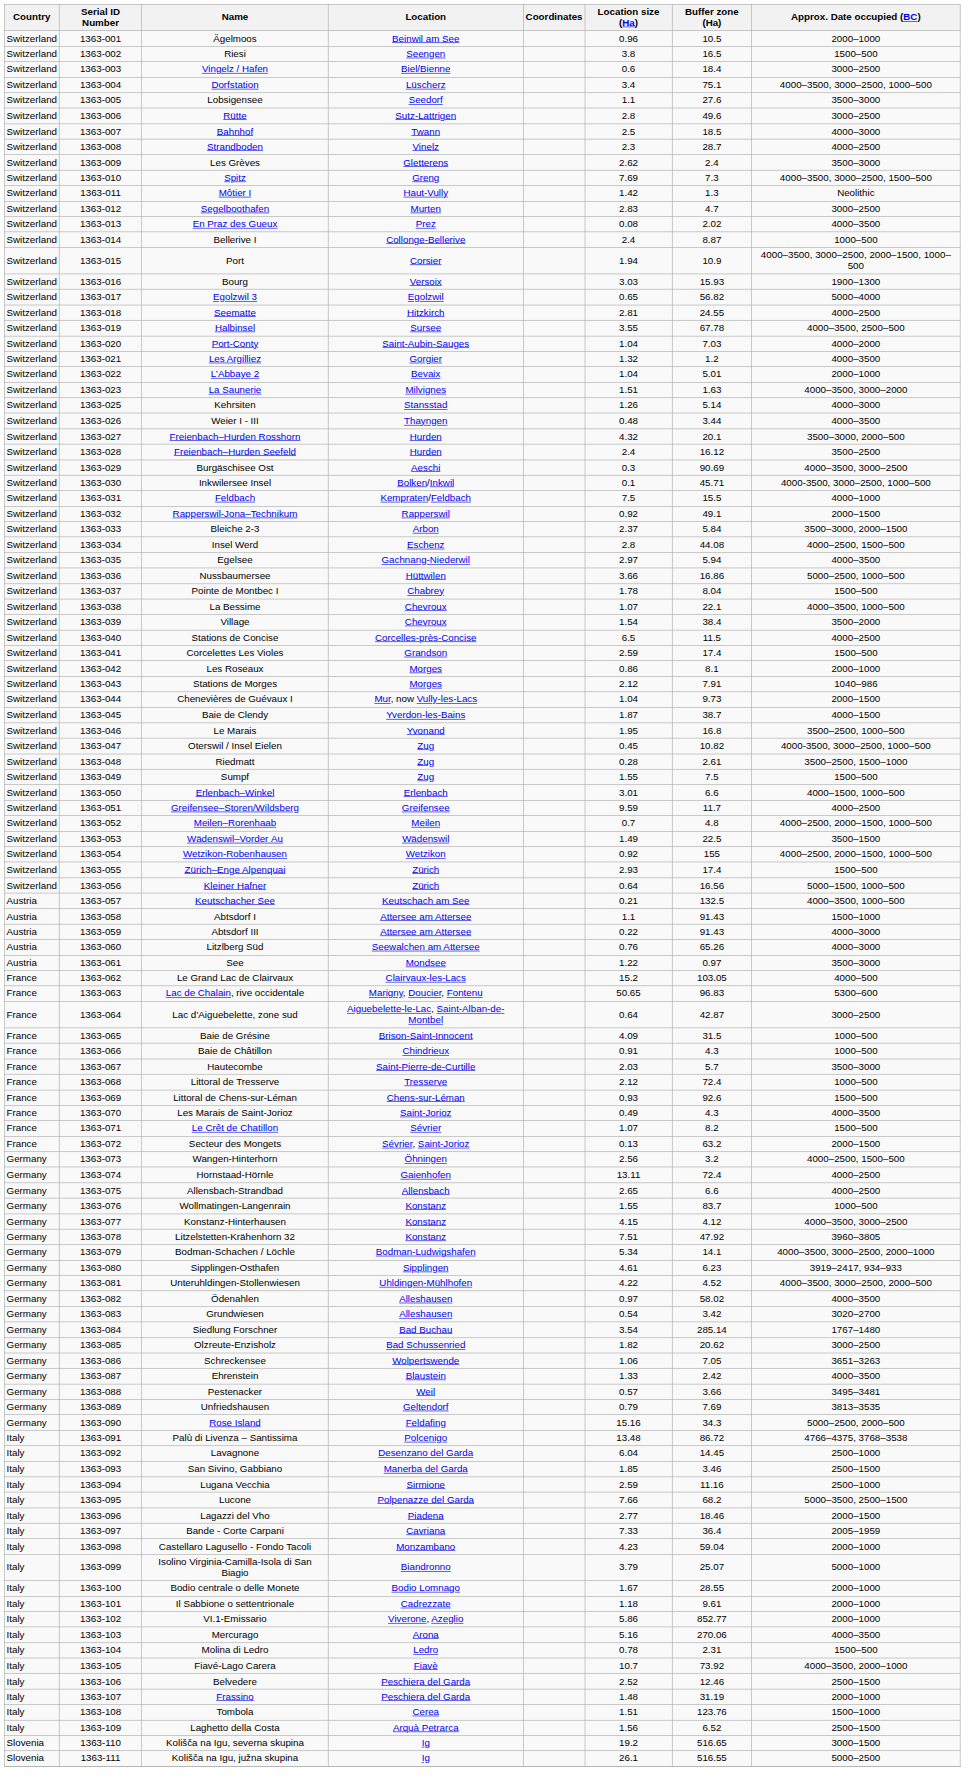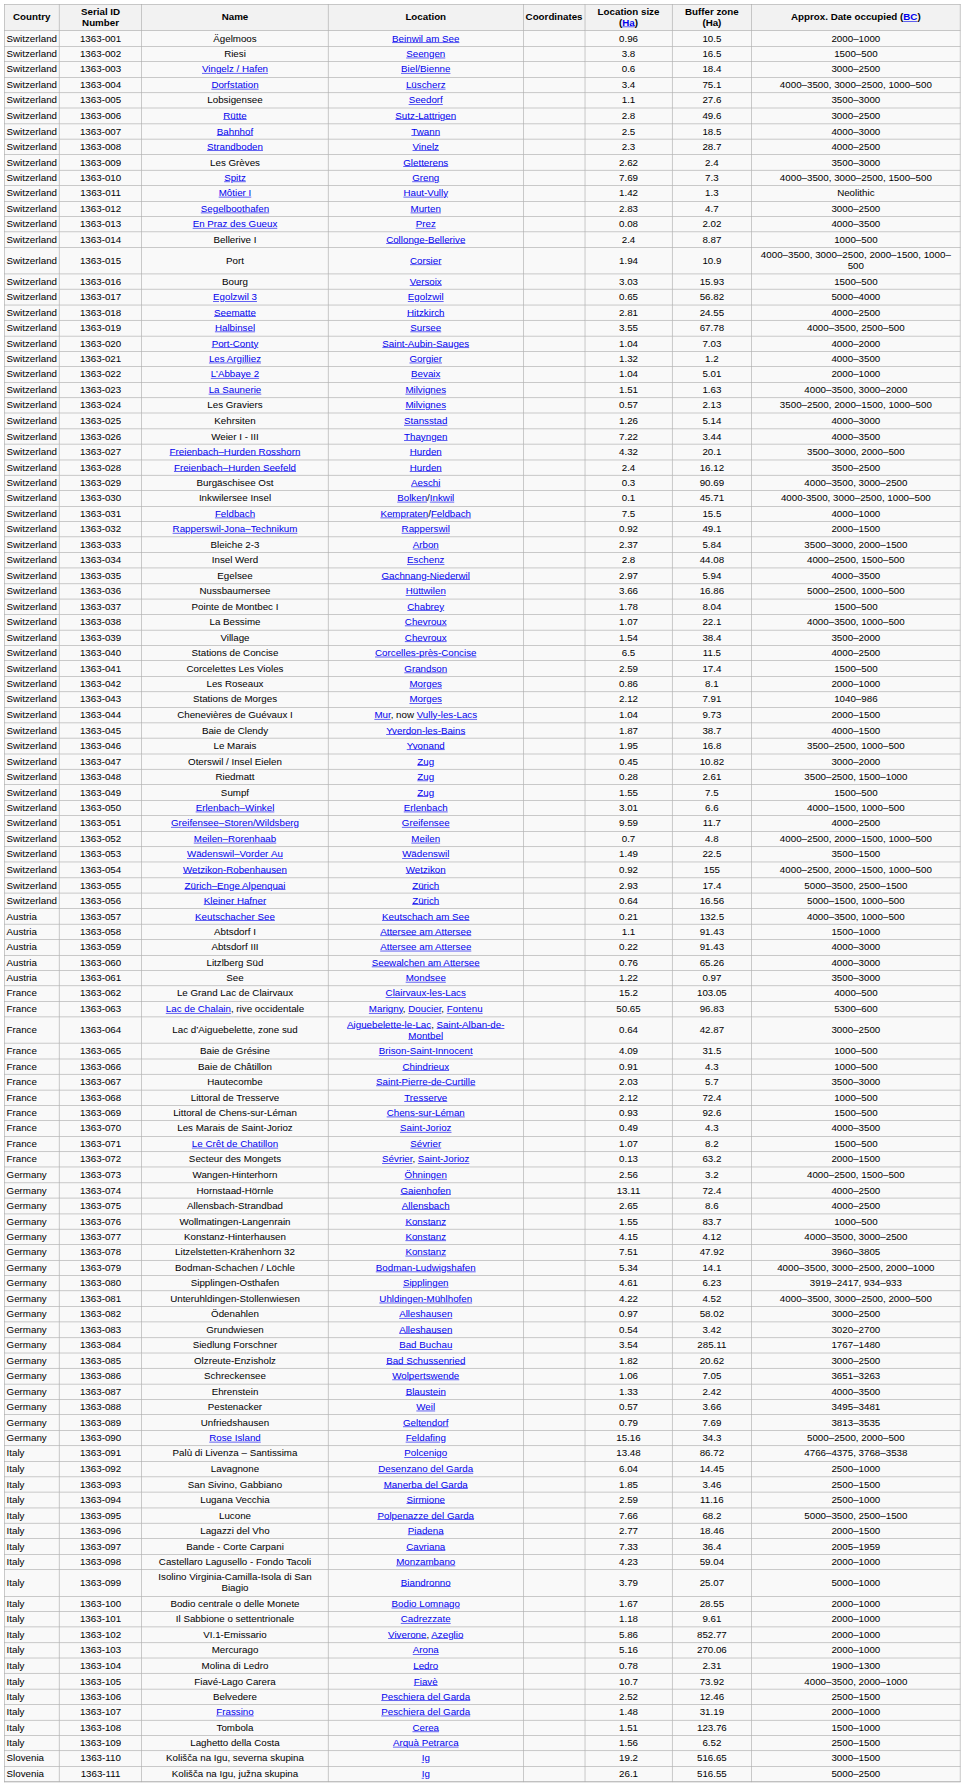(856, 281) 1900–1300 -> (856, 281) 1500–500
+ row: (235, 405)
(629, 421) 0.48 -> (629, 436) 7.22
(856, 746) 4000-3500, 3000–2500, 1000–500 -> (856, 761) 3000–2000
(856, 870) 1500–500 -> (856, 885) 5000–3500, 2500–1500
(712, 1190) 6.6 -> (712, 1206) 8.6
(856, 1298) 4000–3500 -> (856, 1314) 3000–2500
(712, 1329) 285.14 -> (712, 1345) 285.11
(856, 1634) 4000–3500 -> (856, 1650) 2000–1000
(856, 1650) 1500–500 -> (856, 1665) 1900–1300
